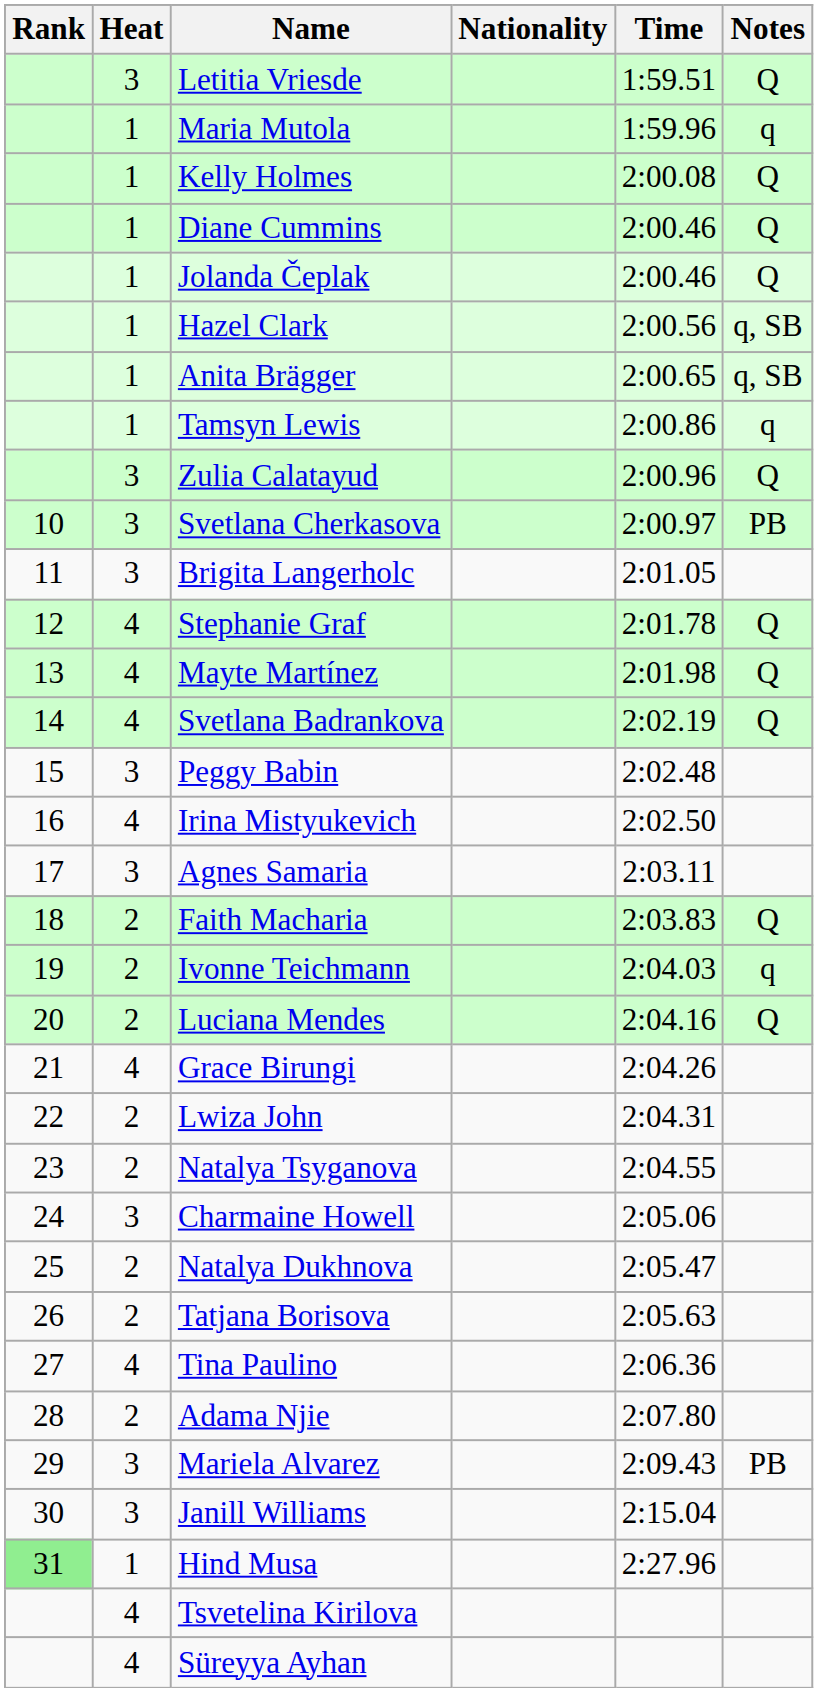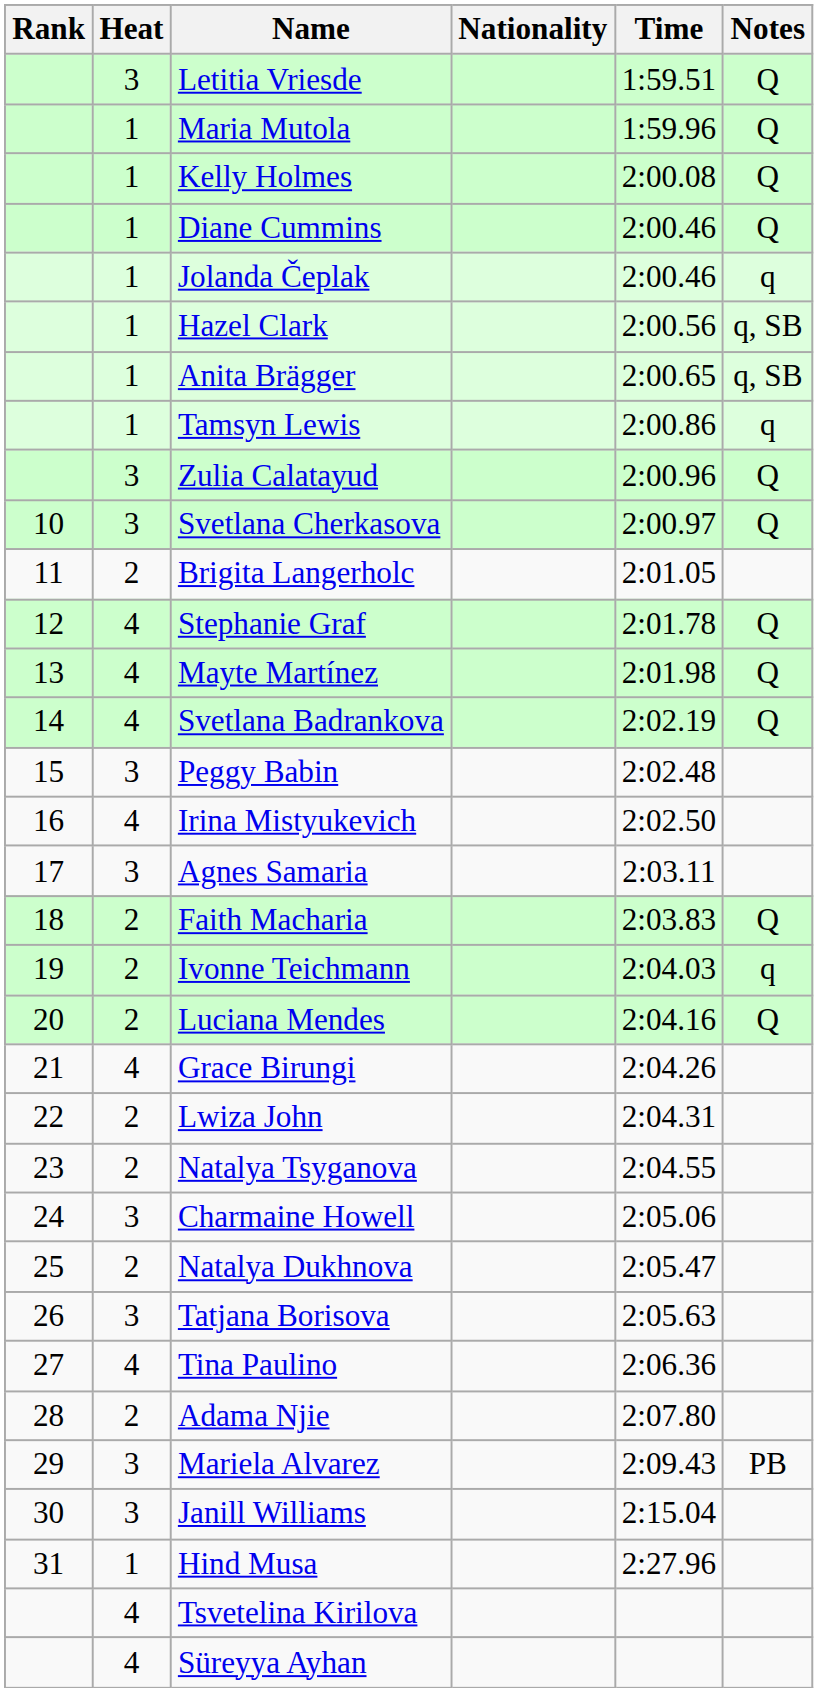(768, 128) q -> (768, 128) Q
(768, 276) Q -> (768, 276) q
(768, 524) PB -> (768, 524) Q
(131, 573) 3 -> (131, 573) 2
(131, 1315) 2 -> (131, 1315) 3
(49, 1563) lightgreen background -> (49, 1563) no background
